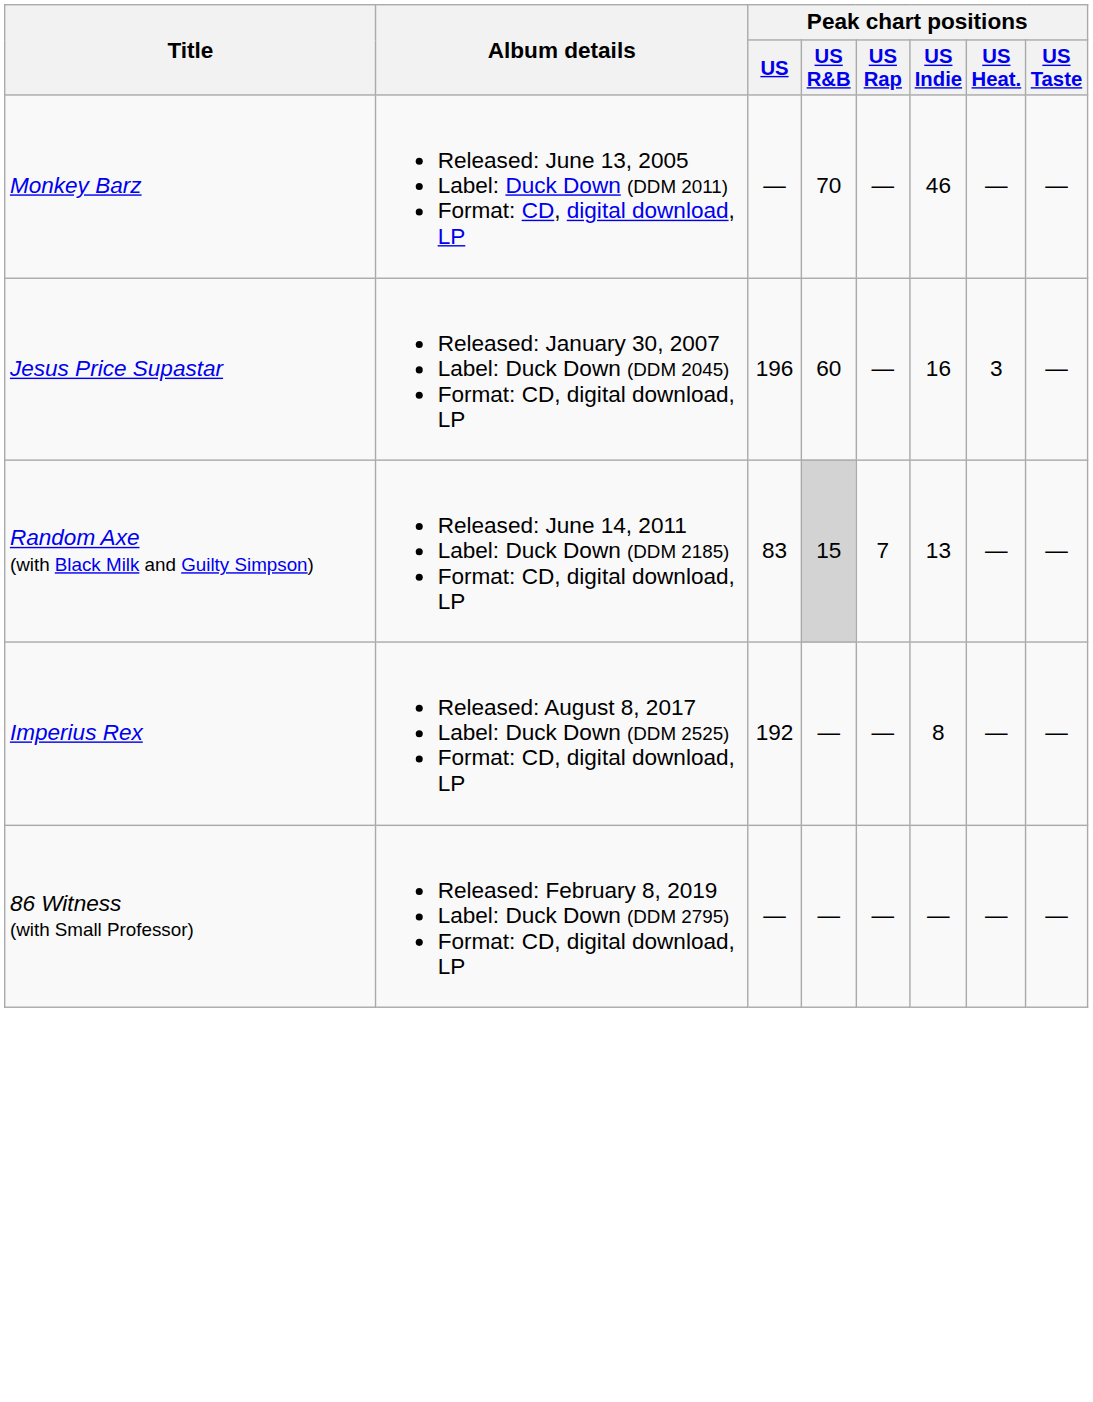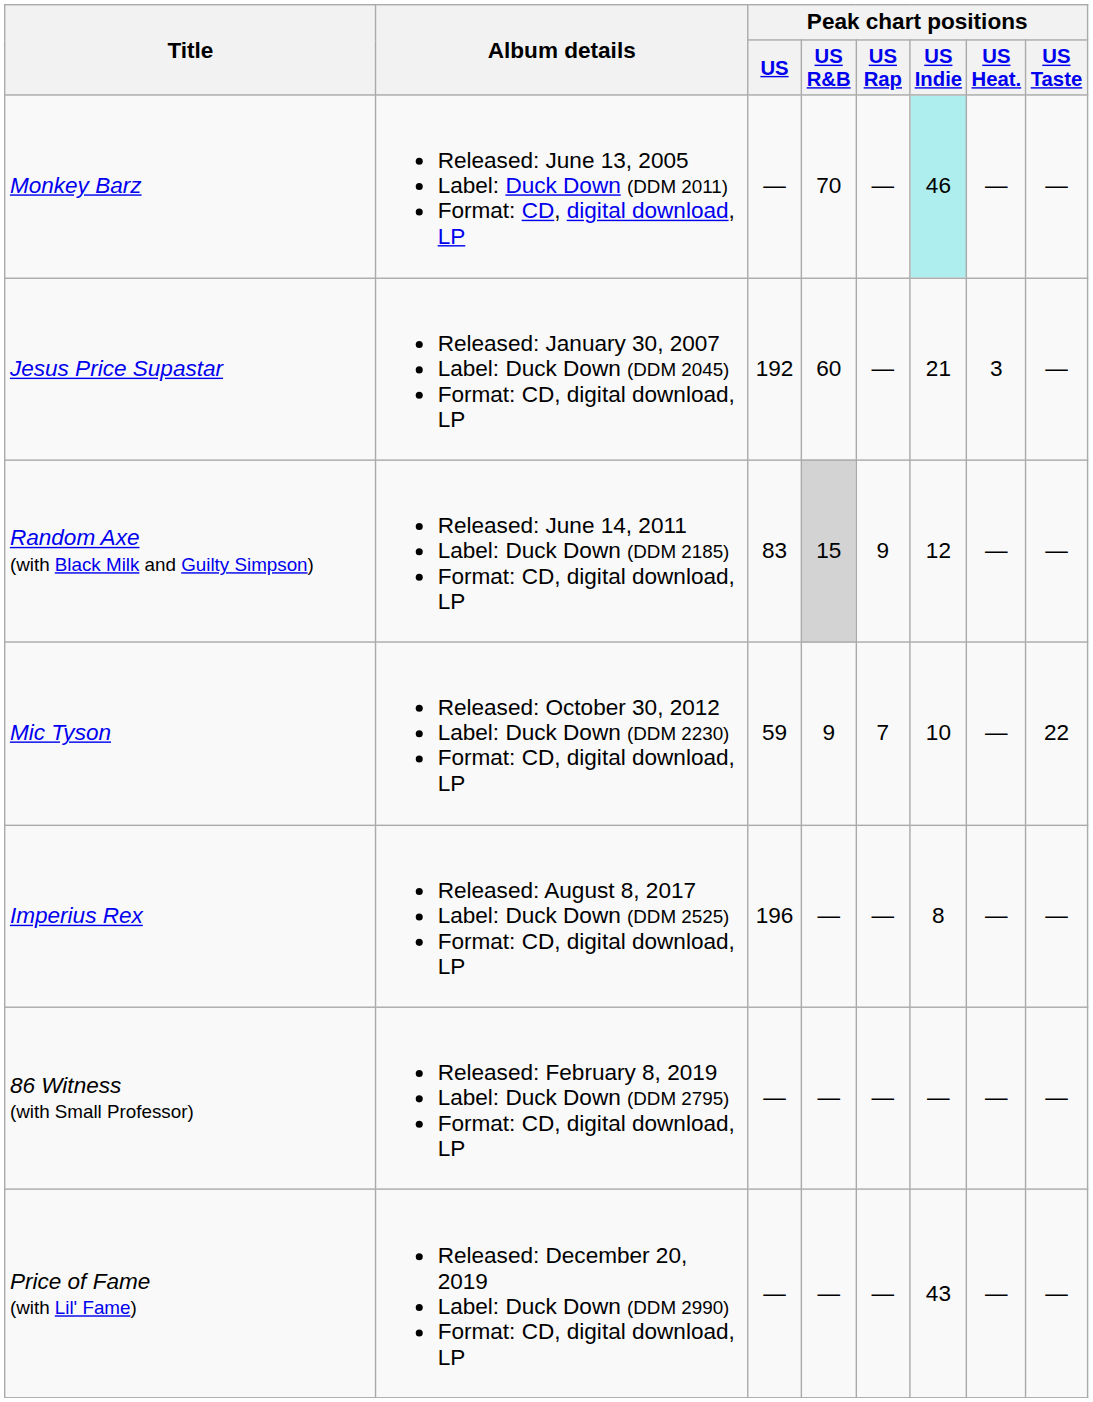(938, 186) no background -> (938, 186) paleturquoise background
(775, 368) 196 -> (775, 368) 192
(938, 368) 16 -> (938, 368) 21
(883, 550) 7 -> (883, 550) 9
(938, 550) 13 -> (938, 550) 12
+ row: (60, 733)
(775, 733) 192 -> (775, 915) 196
+ row: (80, 1293)
